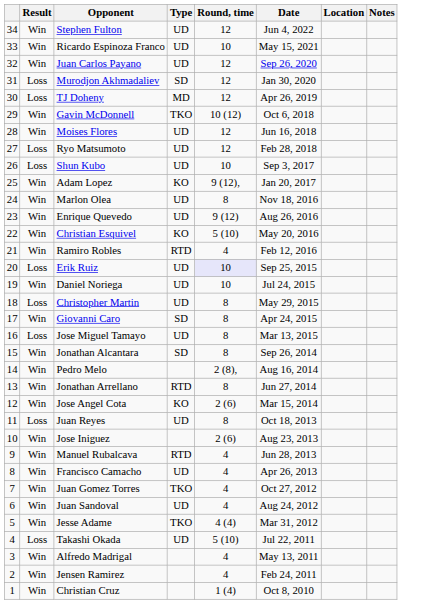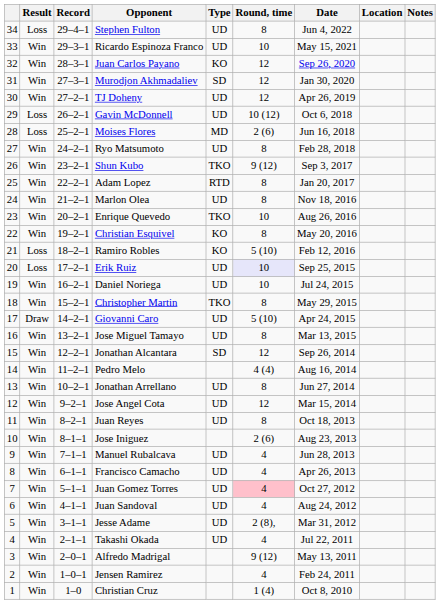+ column: (73, 13)
(37, 30) Win -> (37, 30) Loss
(226, 30) 12 -> (264, 30) 8
(181, 64) UD -> (219, 64) KO
(37, 81) Loss -> (37, 81) Win
(37, 98) Loss -> (37, 98) Win
(181, 98) MD -> (219, 98) UD
(37, 115) Win -> (37, 115) Loss
(181, 115) TKO -> (219, 115) UD
(37, 132) Win -> (37, 132) Loss
(181, 132) UD -> (219, 132) MD
(226, 132) 12 -> (264, 132) 2 (6)
(37, 149) Loss -> (37, 149) Win
(226, 149) 12 -> (264, 149) 8
(37, 166) Loss -> (37, 166) Win
(181, 166) UD -> (219, 166) TKO
(226, 166) 10 -> (264, 166) 9 (12)
(181, 183) KO -> (219, 183) RTD
(226, 183) 9 (12), -> (264, 183) 8
(181, 217) UD -> (219, 217) TKO
(226, 217) 9 (12) -> (264, 217) 10
(226, 234) 5 (10) -> (264, 234) 8
(37, 251) Win -> (37, 251) Loss
(181, 251) RTD -> (219, 251) KO
(226, 251) 4 -> (264, 251) 5 (10)
(37, 302) Loss -> (37, 302) Win
(181, 302) UD -> (219, 302) TKO
(37, 319) Win -> (37, 319) Draw
(181, 319) SD -> (219, 319) UD
(226, 319) 8 -> (264, 319) 5 (10)
(37, 336) Loss -> (37, 336) Win
(226, 353) 8 -> (264, 353) 12
(226, 370) 2 (8), -> (264, 370) 4 (4)
(181, 387) RTD -> (219, 387) UD
(181, 404) KO -> (219, 404) UD
(226, 404) 2 (6) -> (264, 404) 12
(37, 421) Loss -> (37, 421) Win
(181, 455) RTD -> (219, 455) UD
(181, 489) TKO -> (219, 489) UD
(226, 489) no background -> (264, 489) pink background
(181, 523) TKO -> (219, 523) UD
(226, 523) 4 (4) -> (264, 523) 2 (8),
(37, 540) Loss -> (37, 540) Win
(226, 540) 5 (10) -> (264, 540) 4
(226, 557) 4 -> (264, 557) 9 (12)
